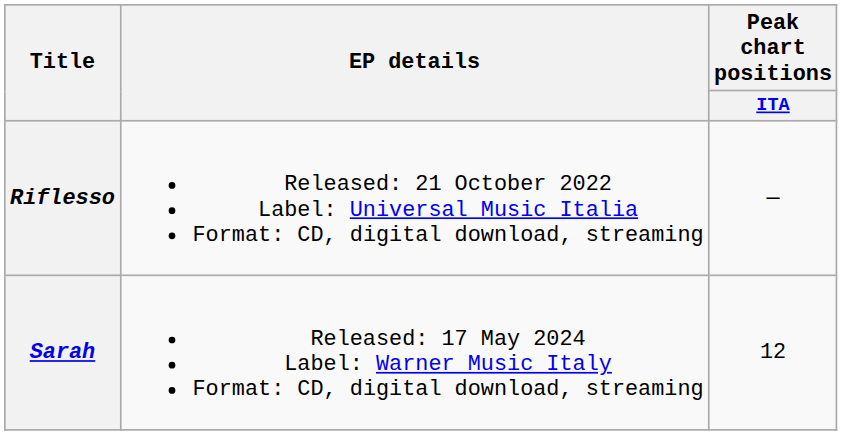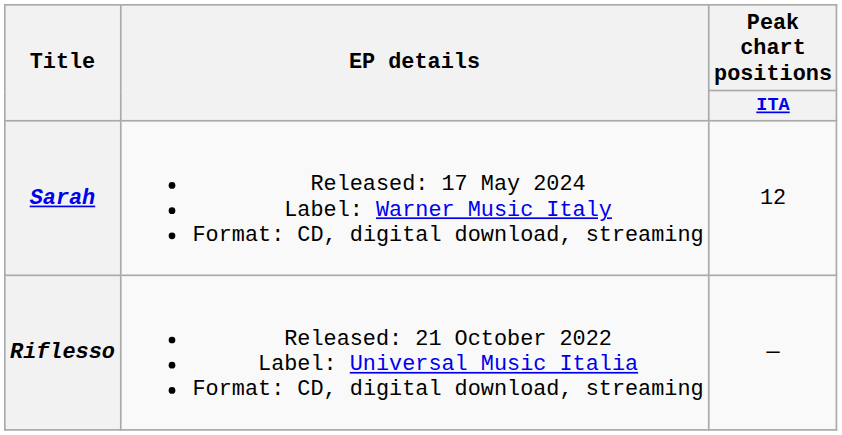rows swapped: (62, 198) <-> (62, 352)
